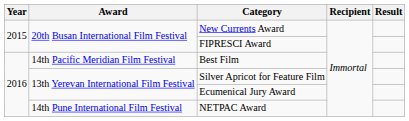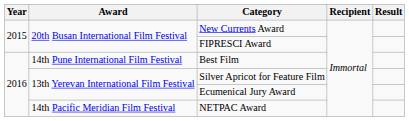(103, 60) 14th Pacific Meridian Film Festival -> (107, 60) 14th Pune International Film Festival
(107, 108) 14th Pune International Film Festival -> (103, 108) 14th Pacific Meridian Film Festival
